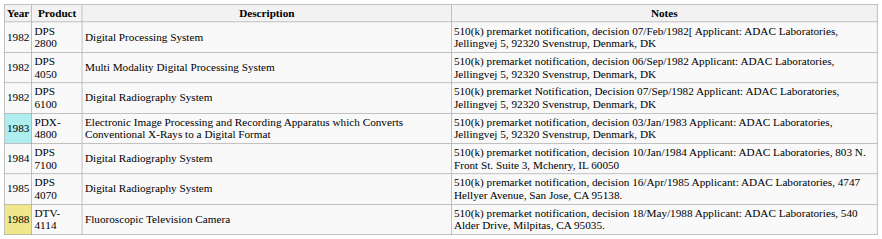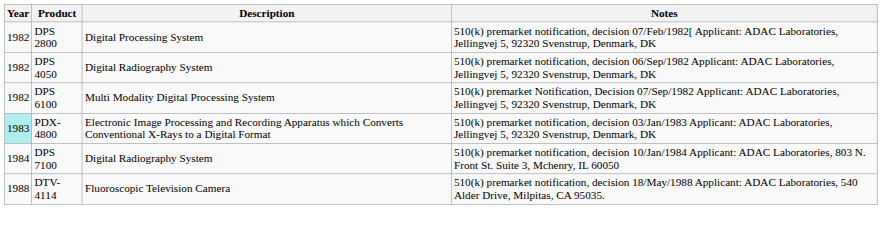(180, 67) Multi Modality Digital Processing System -> (149, 67) Digital Radiography System
(149, 98) Digital Radiography System -> (180, 98) Multi Modality Digital Processing System
- row: (46, 189)
(18, 219) khaki background -> (18, 189) no background
